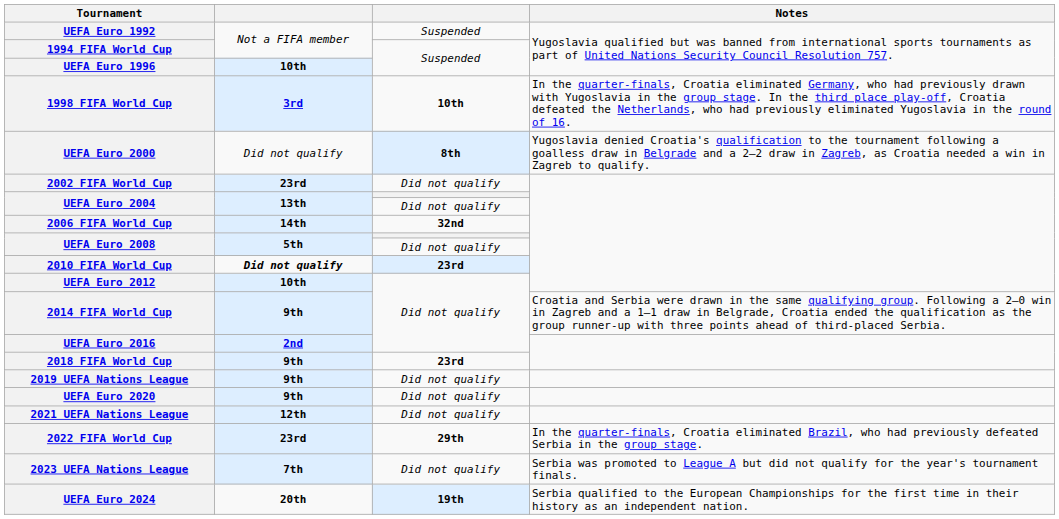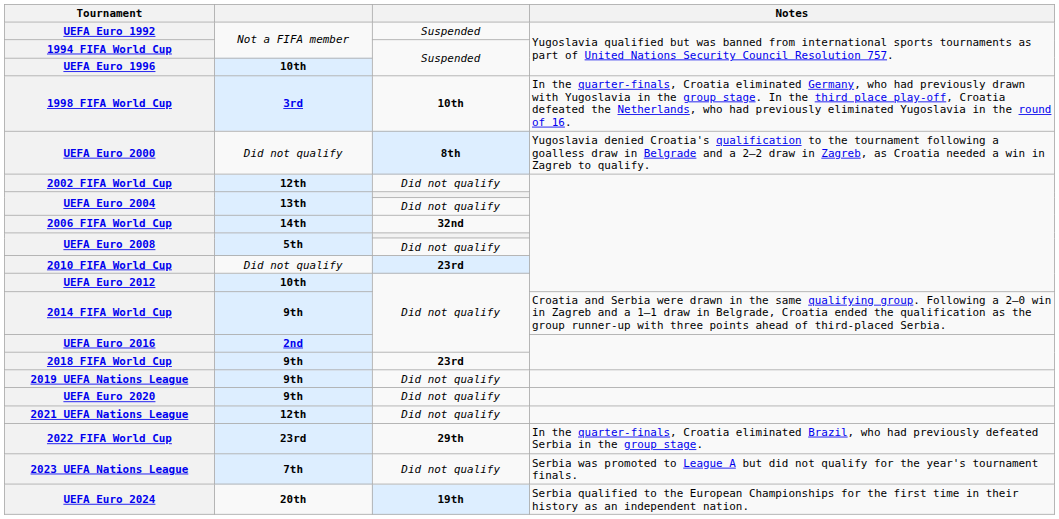(293, 183) 23rd -> (293, 183) 12th
(293, 265) bold -> (293, 265) normal
